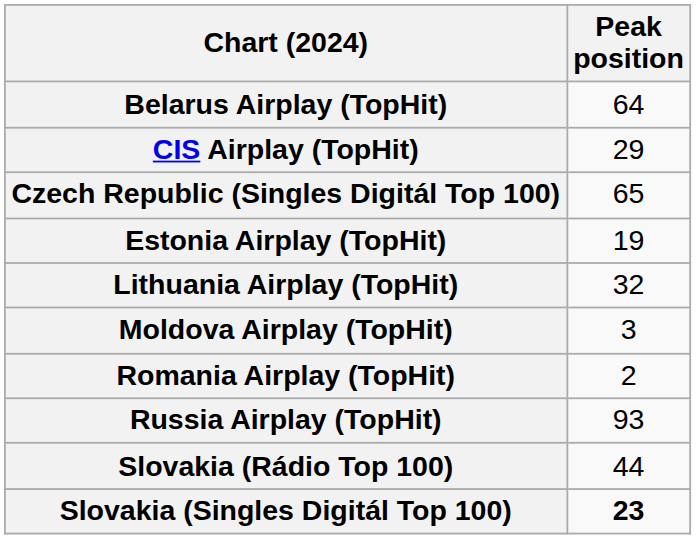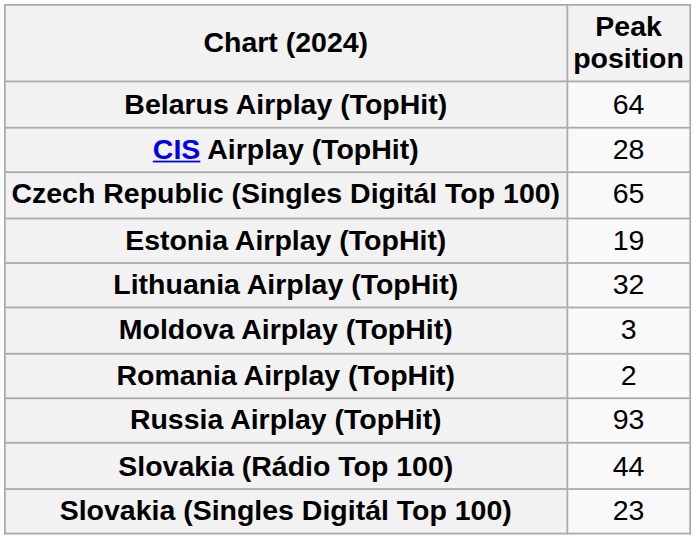(629, 149) 29 -> (629, 149) 28
(629, 510) bold -> (629, 510) normal
